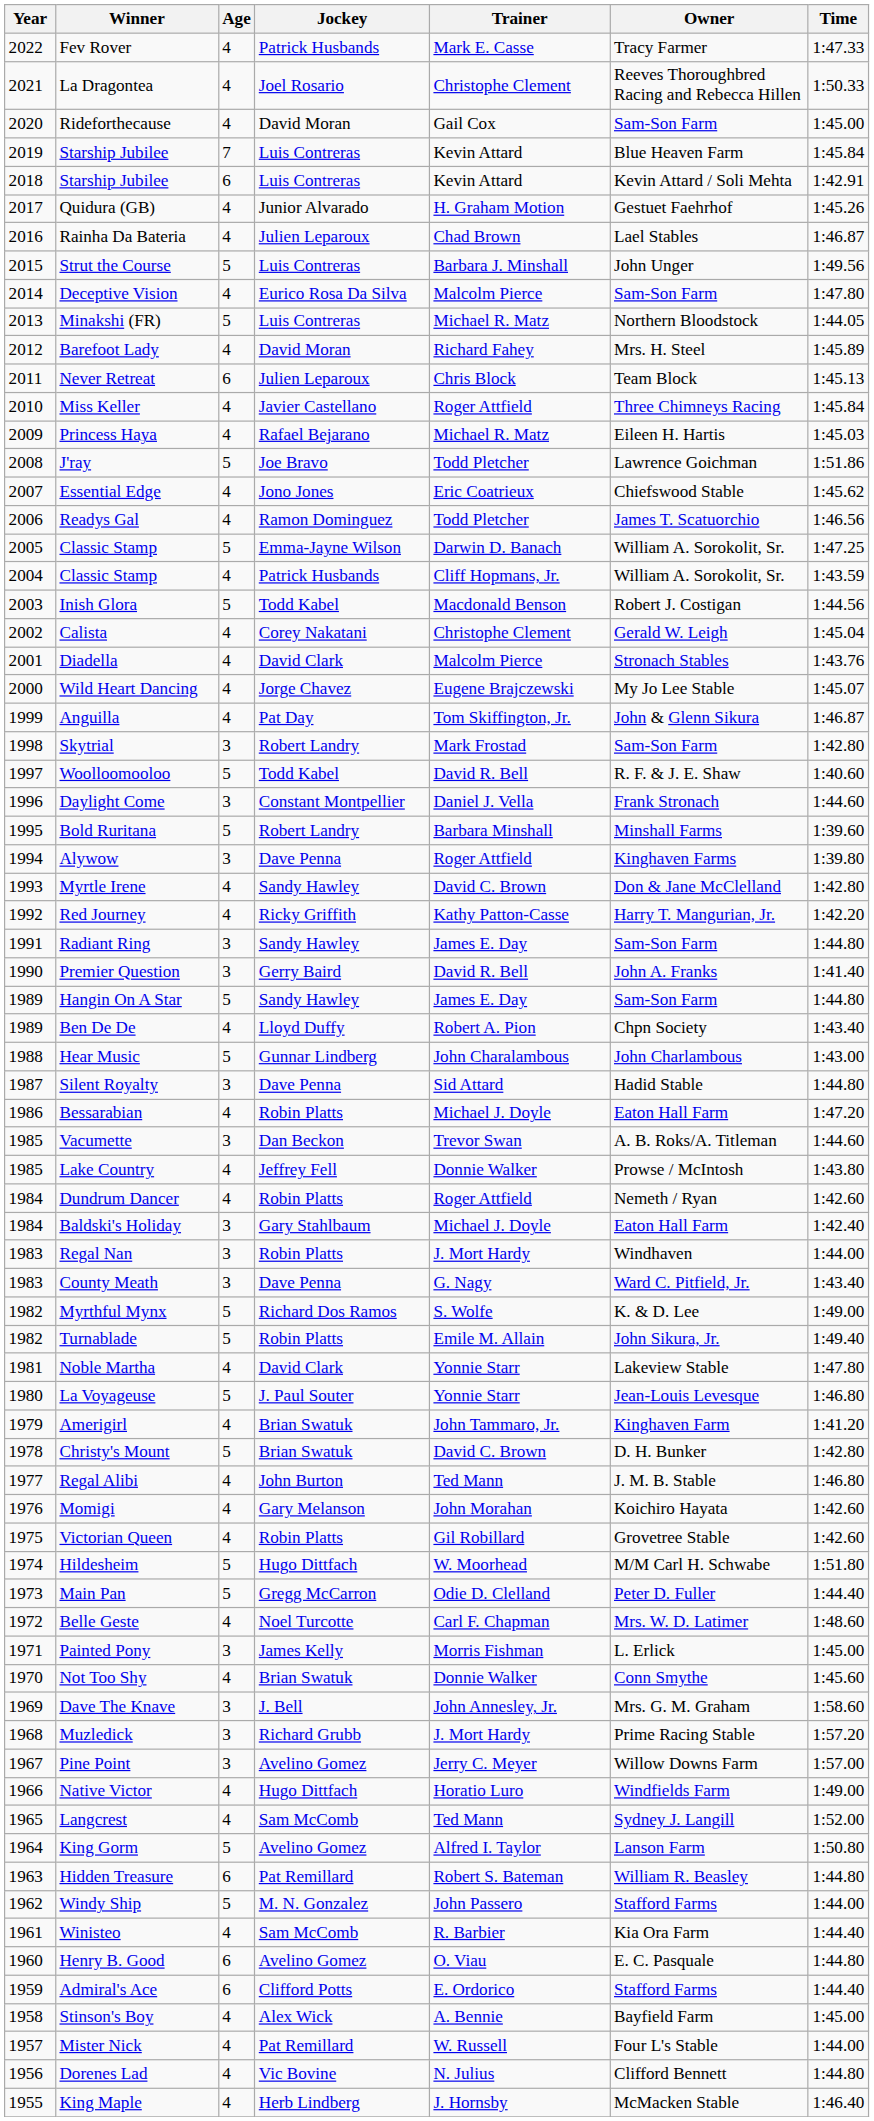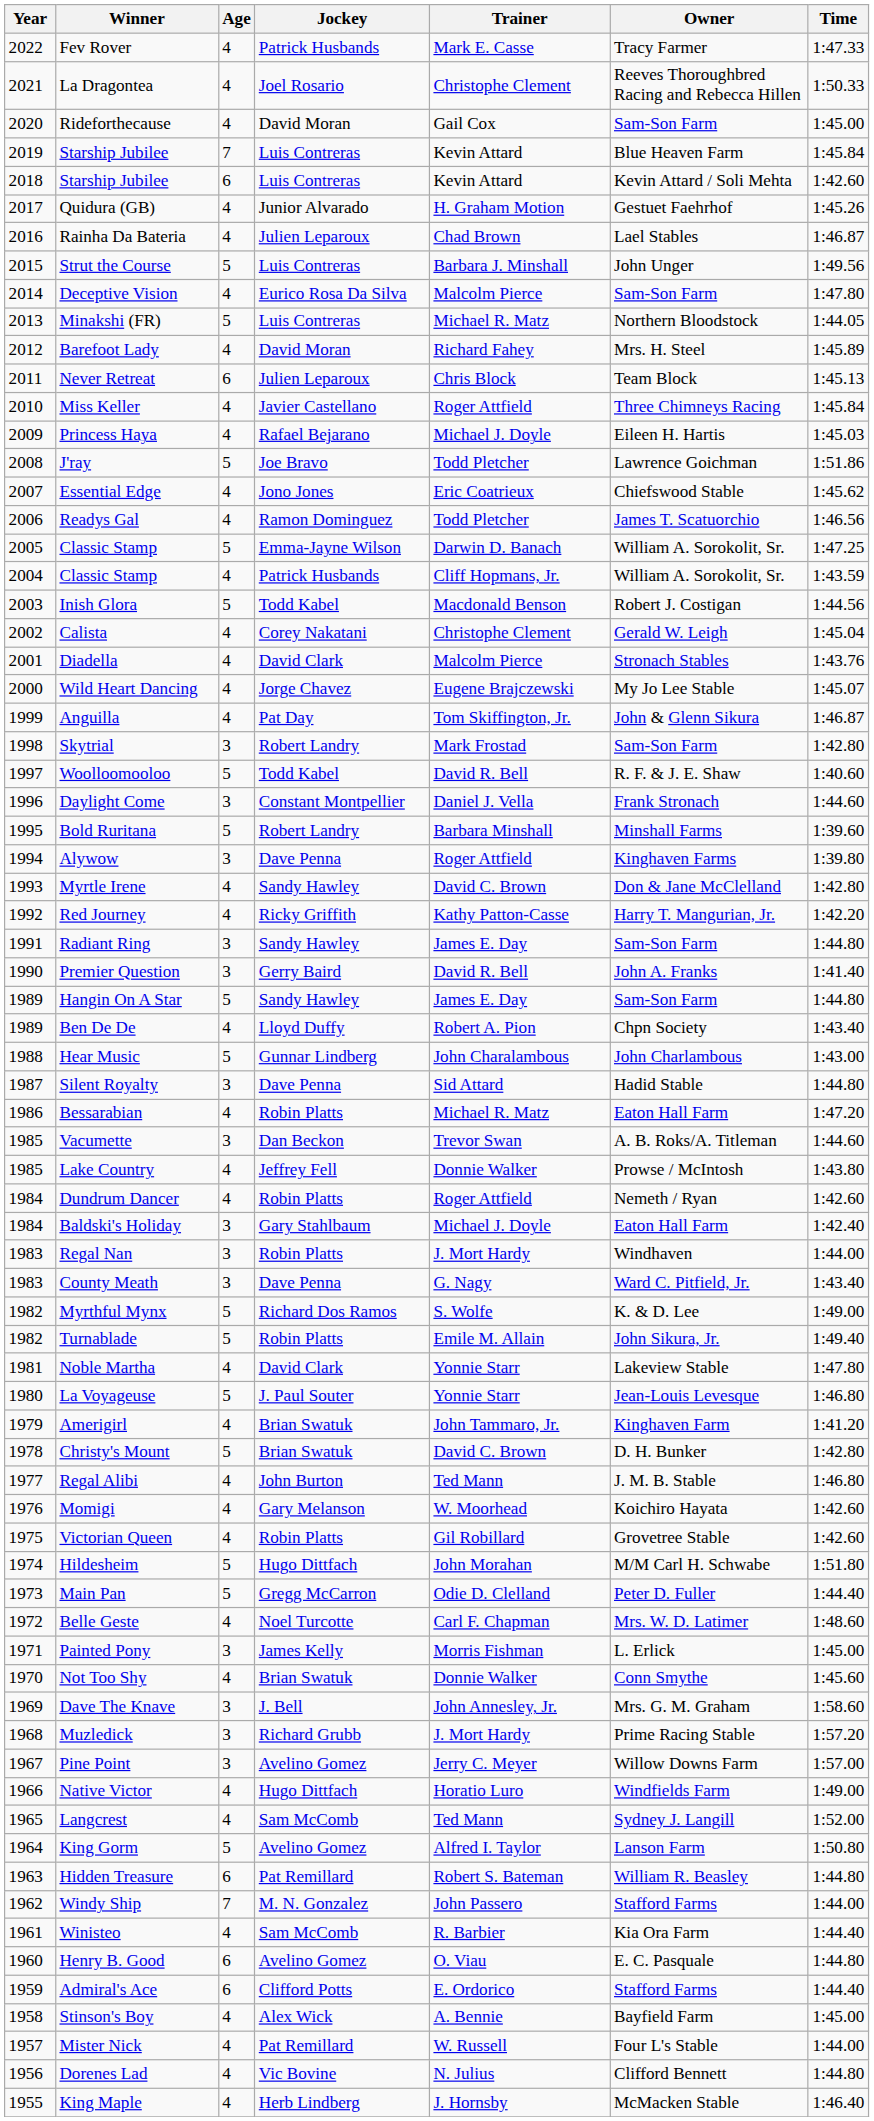(838, 180) 1:42.91 -> (838, 180) 1:42.60
(491, 434) Michael R. Matz -> (492, 434) Michael J. Doyle
(492, 1113) Michael J. Doyle -> (491, 1113) Michael R. Matz
(483, 1508) John Morahan -> (480, 1508) W. Moorhead
(480, 1565) W. Moorhead -> (483, 1565) John Morahan
(227, 1904) 5 -> (227, 1904) 7
